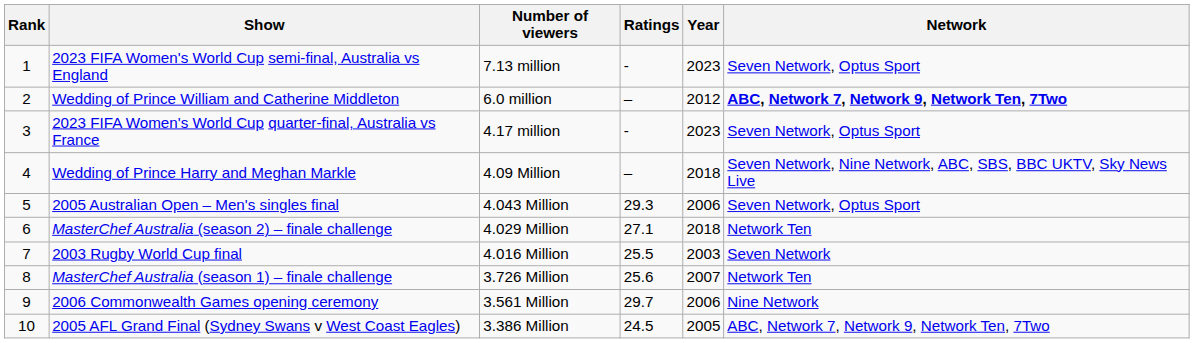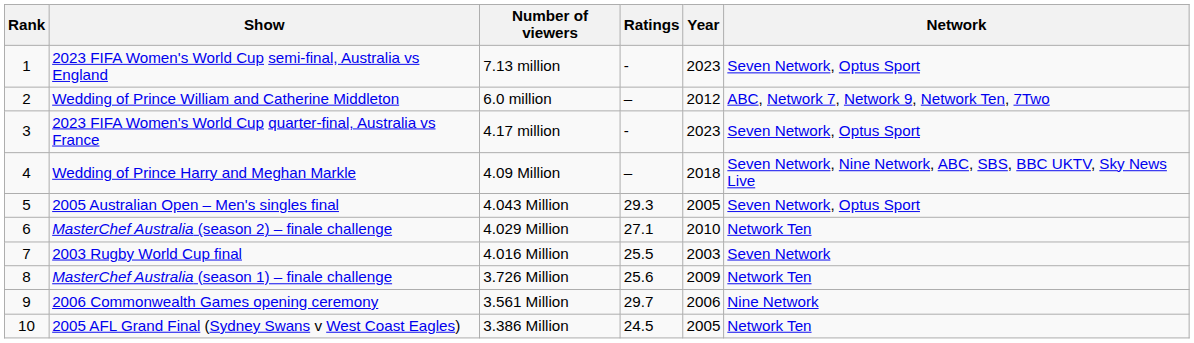(897, 98) bold -> (889, 98) normal
(703, 205) 2006 -> (703, 205) 2005
(703, 229) 2018 -> (703, 229) 2010
(703, 277) 2007 -> (703, 277) 2009
(889, 326) ABC, Network 7, Network 9, Network Ten, 7Two -> (769, 326) Network Ten
